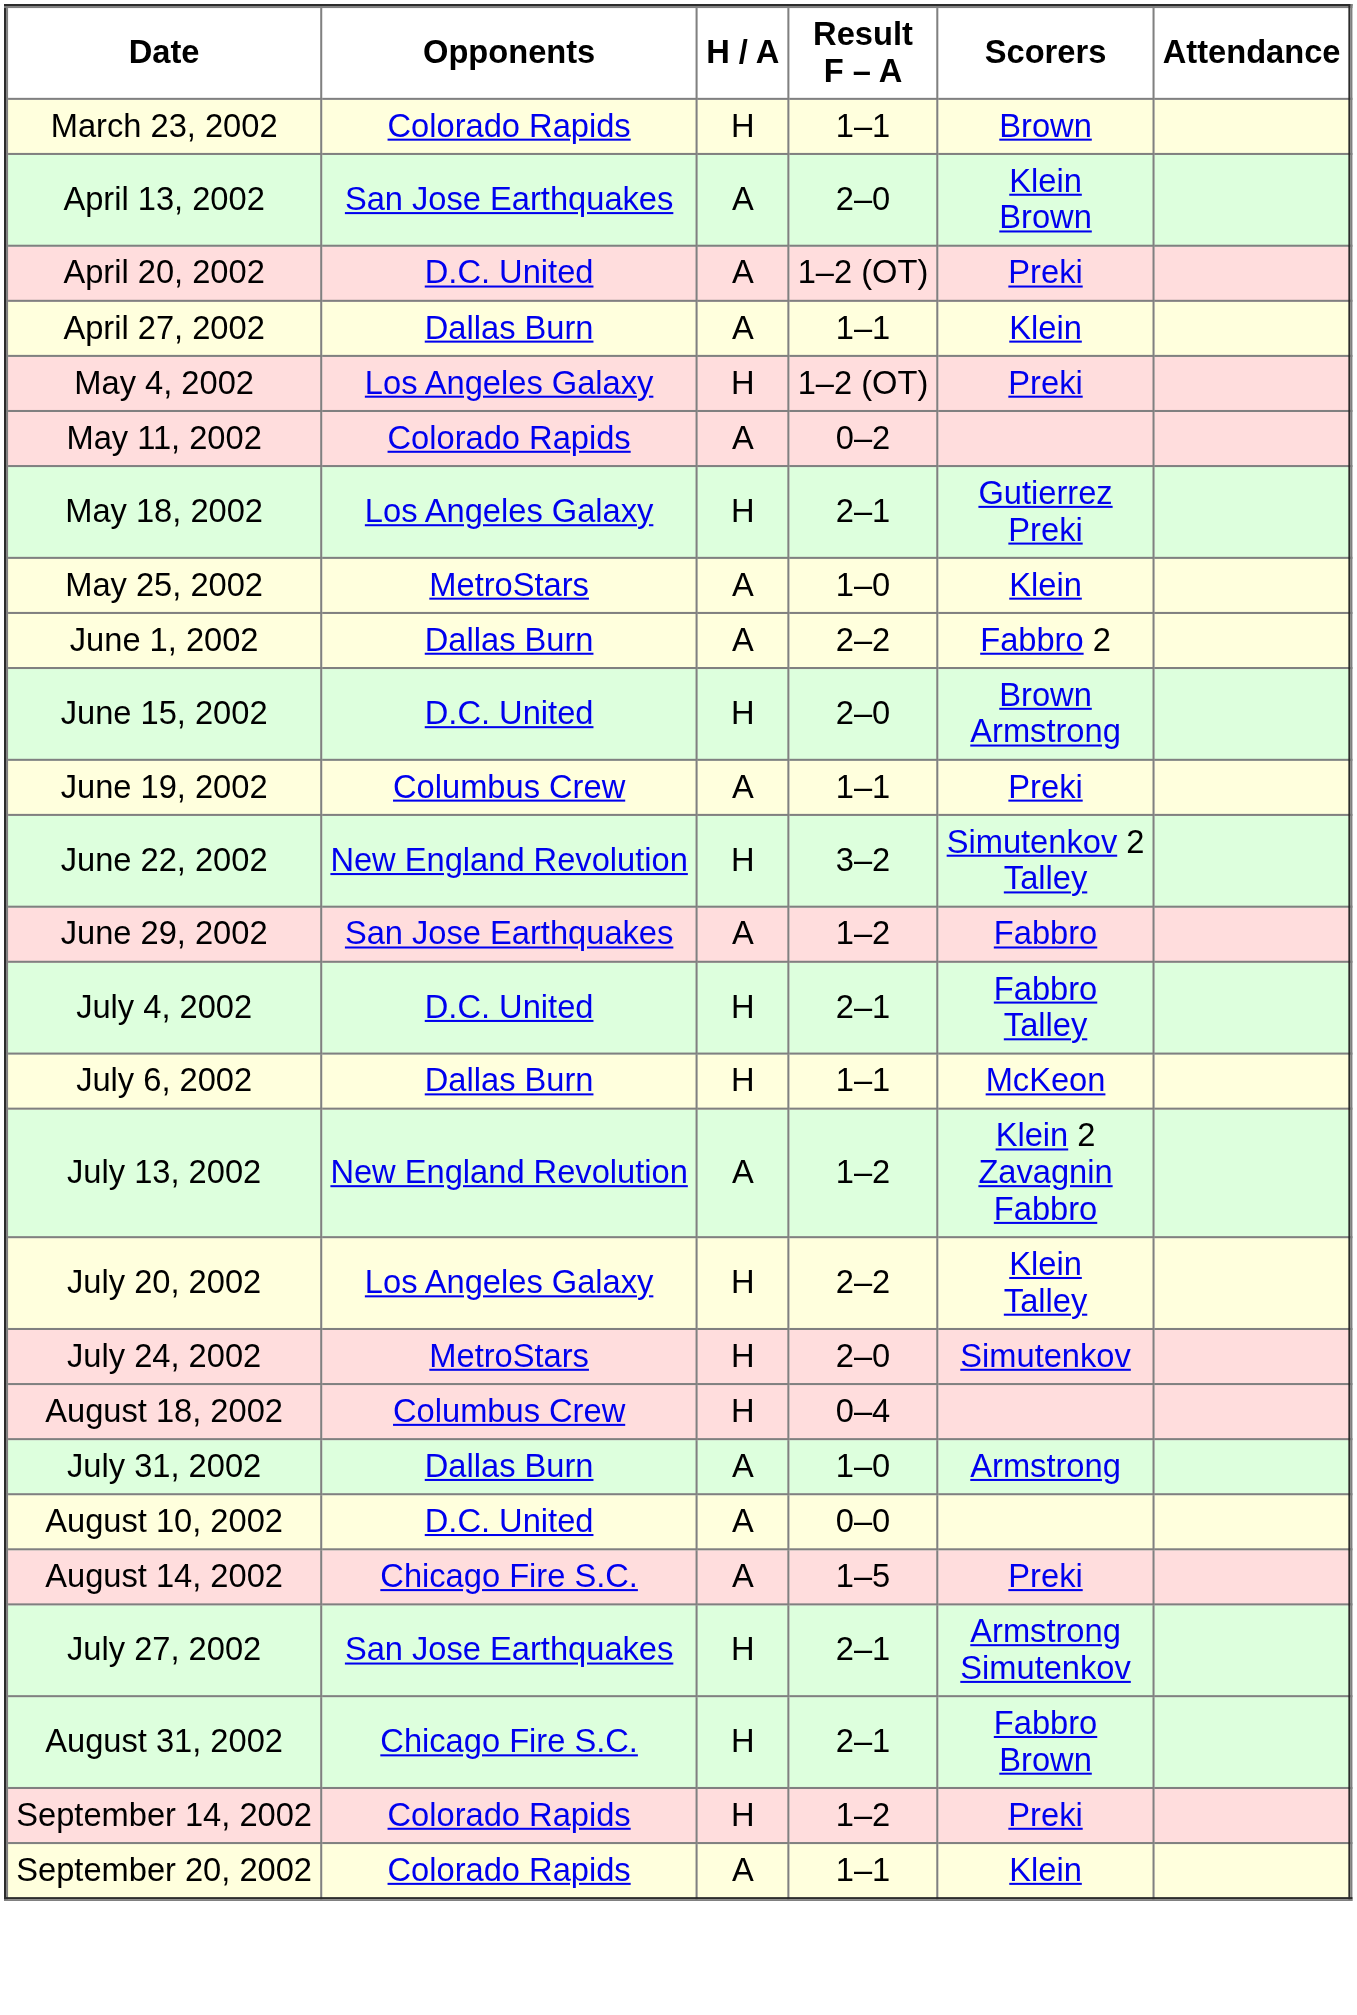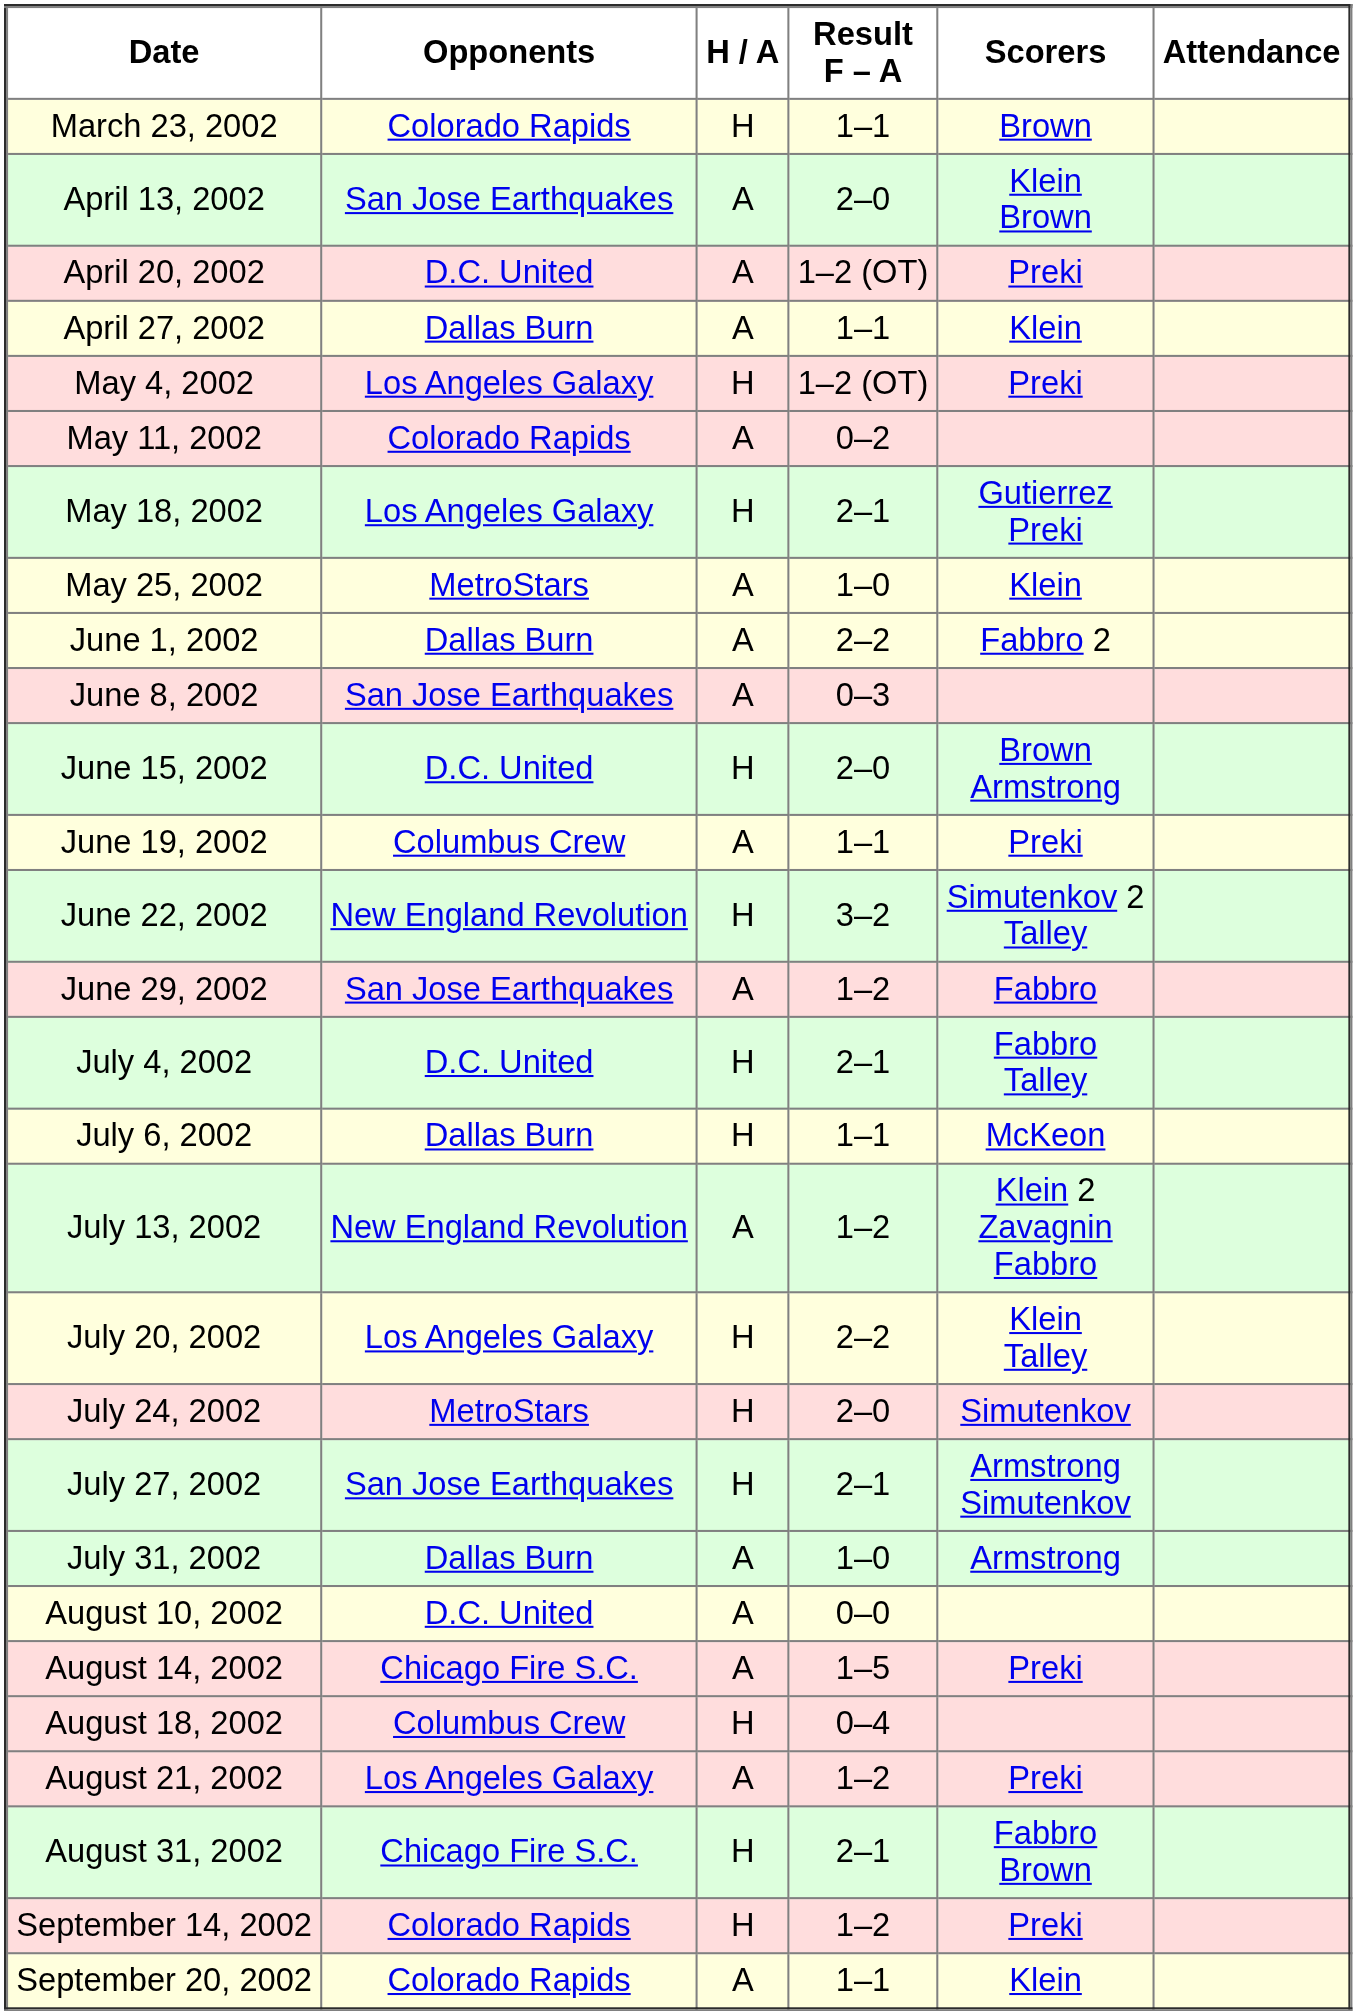+ row: (164, 695)
rows swapped: (164, 1649) <-> (164, 1411)
+ row: (164, 1778)
